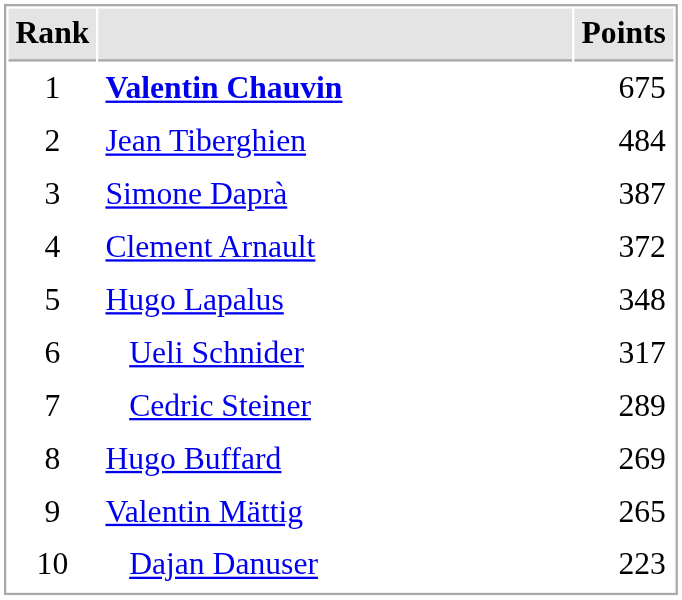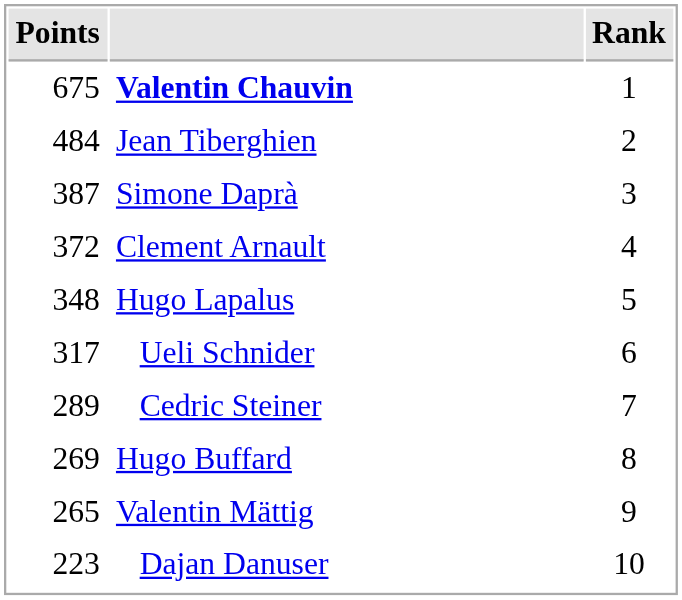columns swapped: (52, 33) <-> (624, 33)
